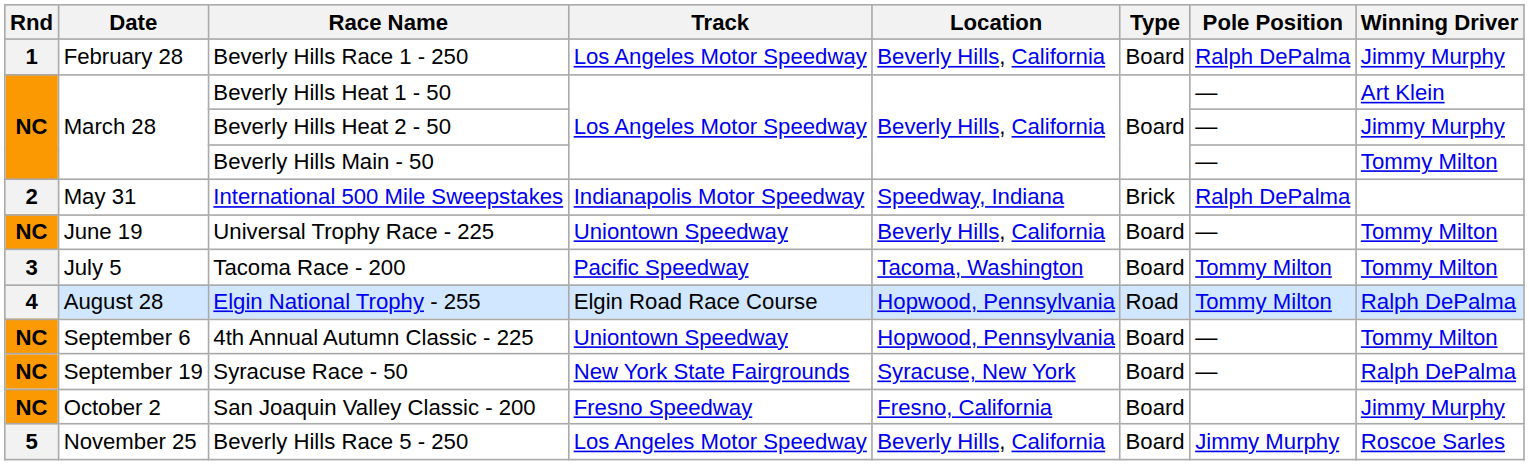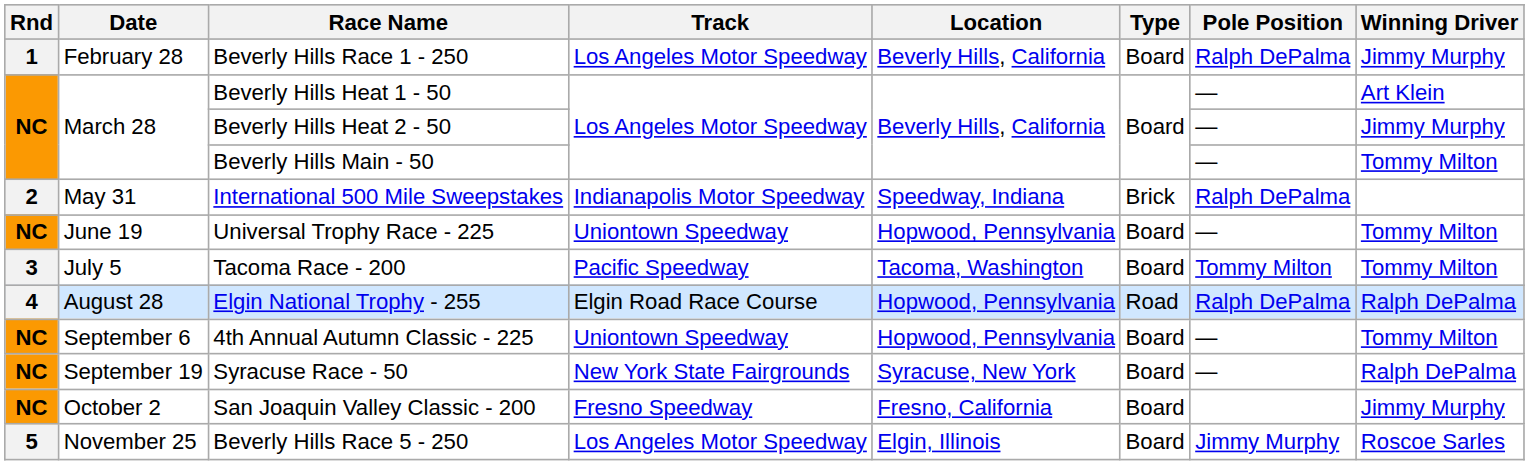(991, 232) Beverly Hills, California -> (996, 232) Hopwood, Pennsylvania
(1264, 301) Tommy Milton -> (1273, 301) Ralph DePalma
(991, 441) Beverly Hills, California -> (939, 441) Elgin, Illinois
